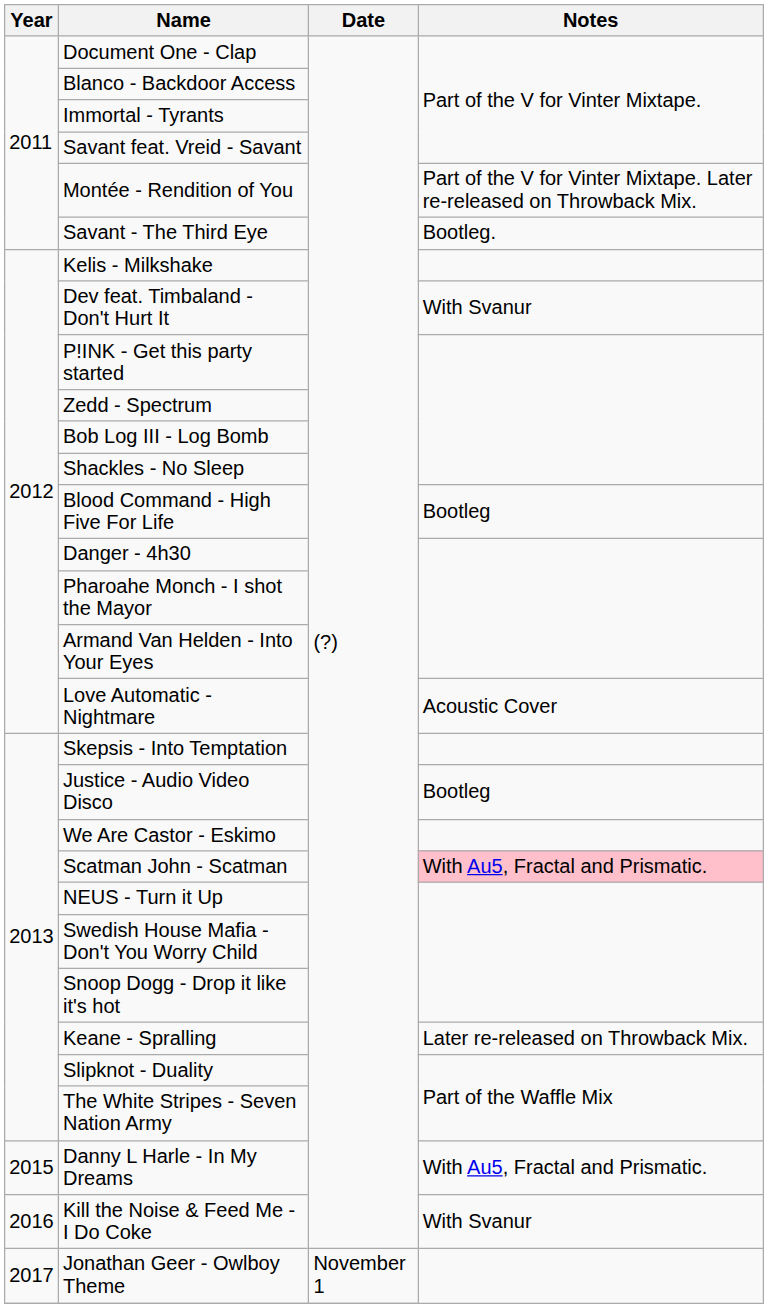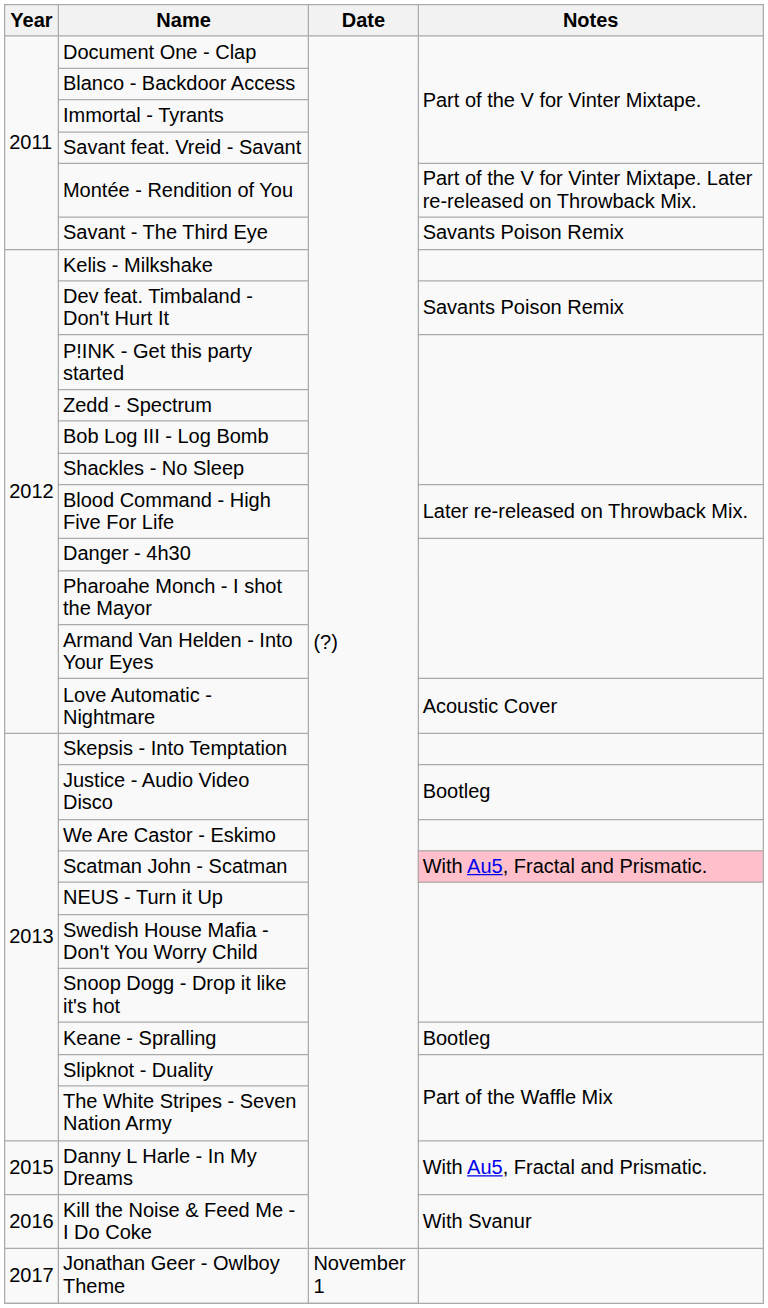(459, 233) Bootleg. -> (523, 233) Savants Poison Remix
(477, 307) With Svanur -> (523, 307) Savants Poison Remix
(457, 511) Bootleg -> (585, 511) Later re-released on Throwback Mix.
(585, 1038) Later re-released on Throwback Mix. -> (457, 1038) Bootleg
